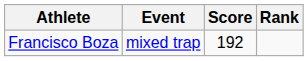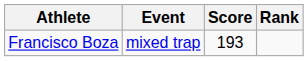(230, 43) 192 -> (230, 43) 193
